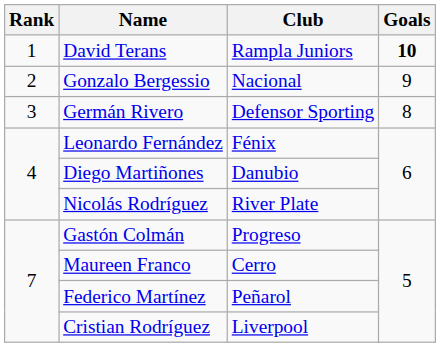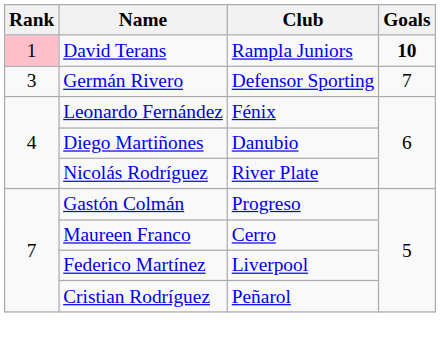(32, 50) no background -> (32, 50) pink background
- row: (136, 81)
(407, 111) 8 -> (407, 81) 7
(261, 296) Peñarol -> (270, 265) Liverpool
(270, 326) Liverpool -> (261, 296) Peñarol
